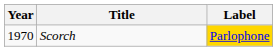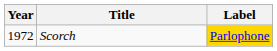(21, 35) 1970 -> (21, 35) 1972
